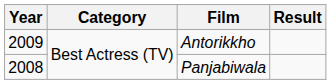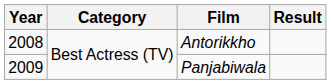(26, 42) 2009 -> (26, 42) 2008
(26, 67) 2008 -> (26, 67) 2009
